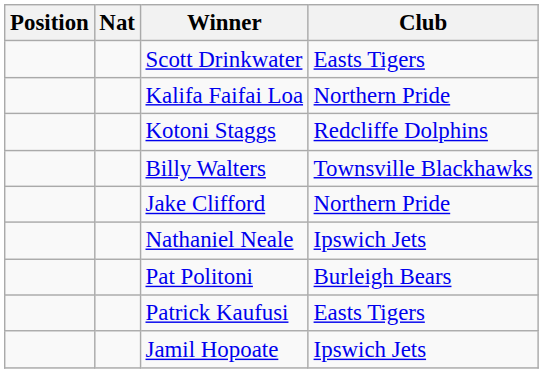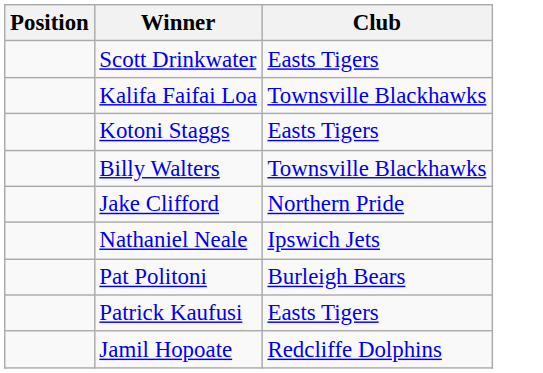- column: (117, 22)
(382, 95) Northern Pride -> (377, 95) Townsville Blackhawks
(401, 131) Redcliffe Dolphins -> (323, 131) Easts Tigers
(370, 349) Ipswich Jets -> (355, 349) Redcliffe Dolphins
